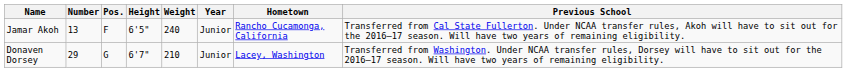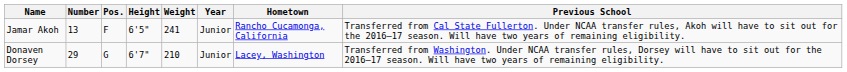(172, 31) 240 -> (172, 31) 241
